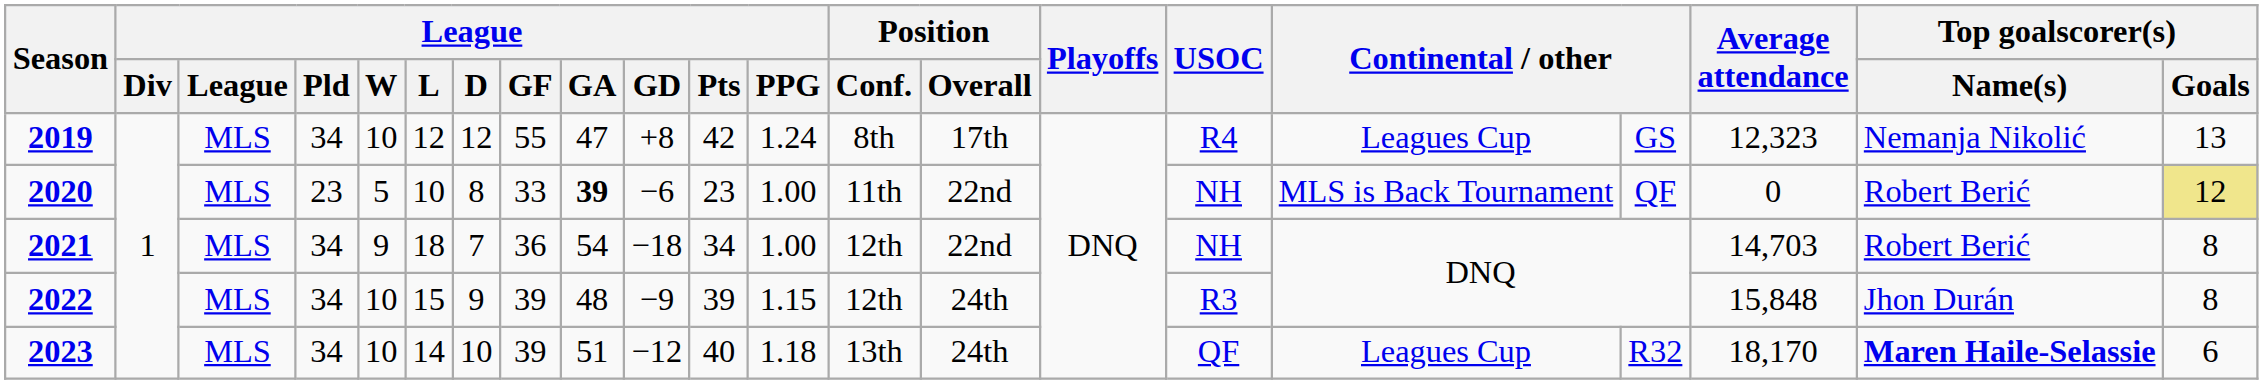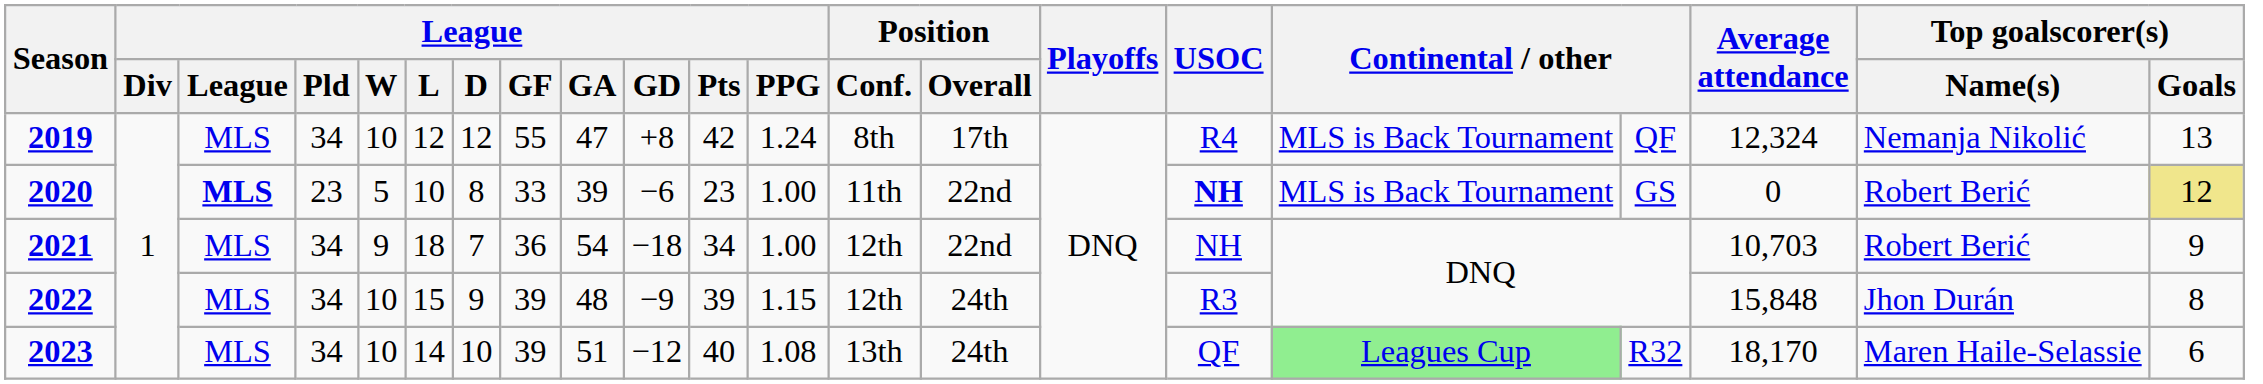(1446, 138) Leagues Cup -> (1446, 138) MLS is Back Tournament
(1655, 138) GS -> (1655, 138) QF
(1773, 138) 12,323 -> (1773, 138) 12,324
(237, 191) normal -> (237, 191) bold
(592, 191) bold -> (592, 191) normal
(1219, 191) normal -> (1219, 191) bold
(1655, 191) QF -> (1655, 191) GS
(1773, 245) 14,703 -> (1773, 245) 10,703
(2210, 245) 8 -> (2196, 245) 9
(788, 352) 1.18 -> (788, 352) 1.08
(1446, 352) no background -> (1446, 352) lightgreen background
(2010, 352) bold -> (2003, 352) normal
